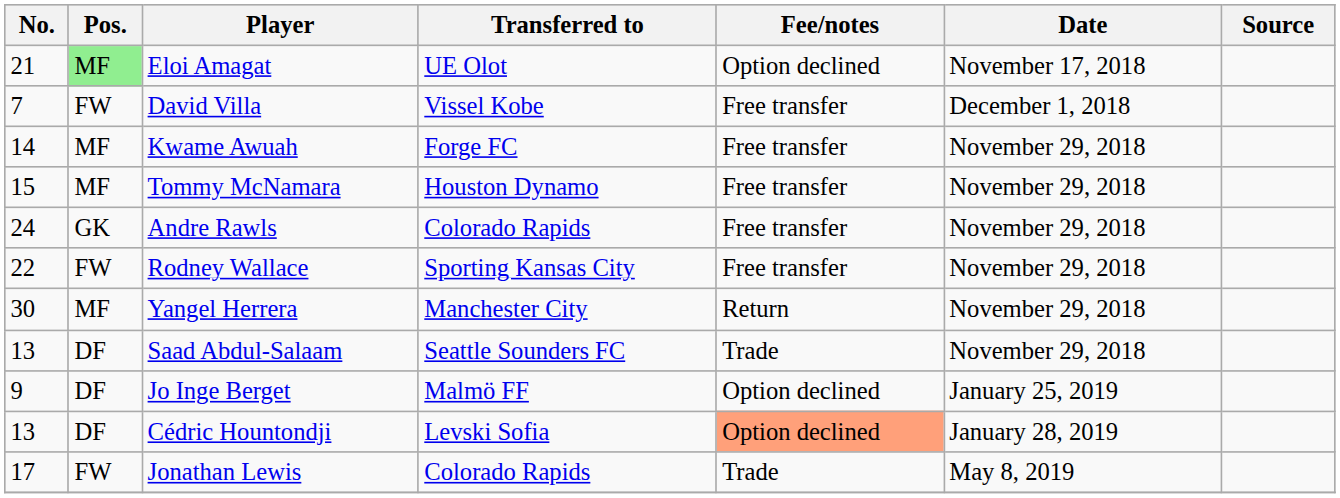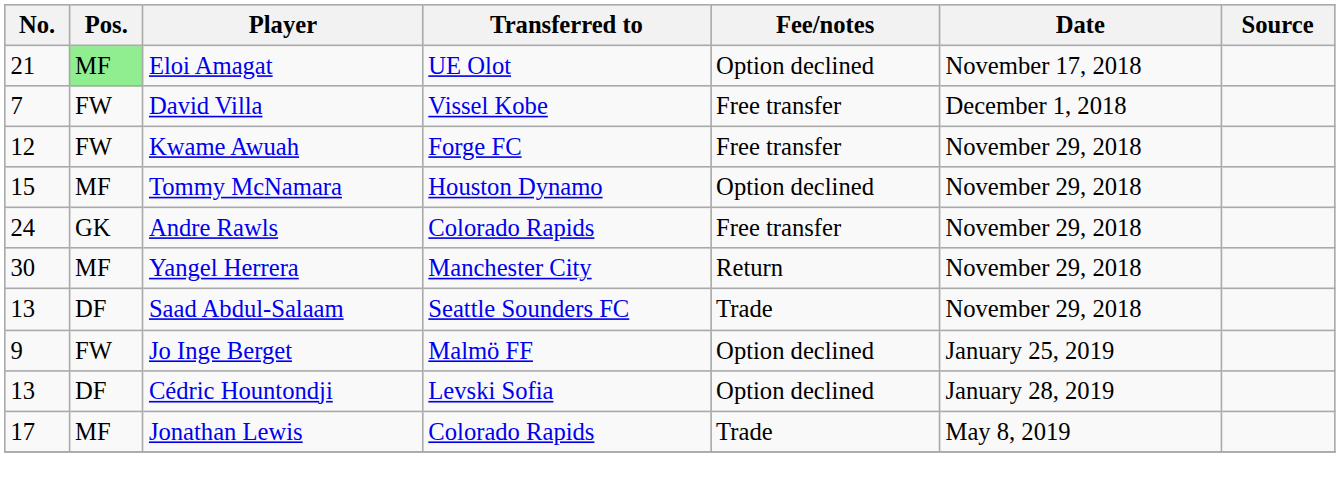(23, 146) 14 -> (23, 146) 12
(92, 146) MF -> (94, 146) FW
(785, 187) Free transfer -> (795, 187) Option declined
- row: (228, 268)
(90, 390) DF -> (94, 349) FW
(801, 431) lightsalmon background -> (795, 390) no background
(93, 471) FW -> (93, 431) MF
